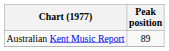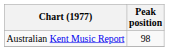(146, 38) 89 -> (146, 38) 98
